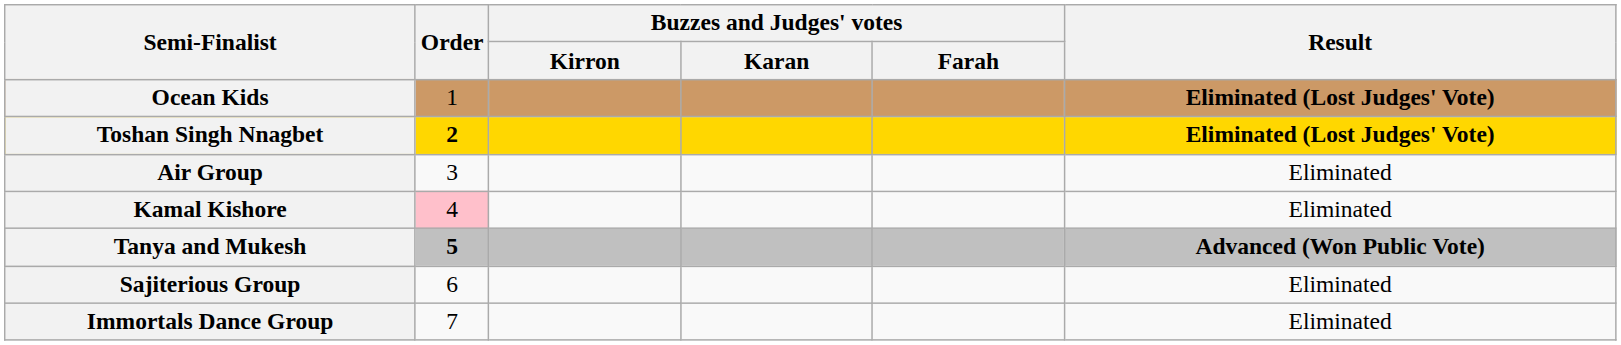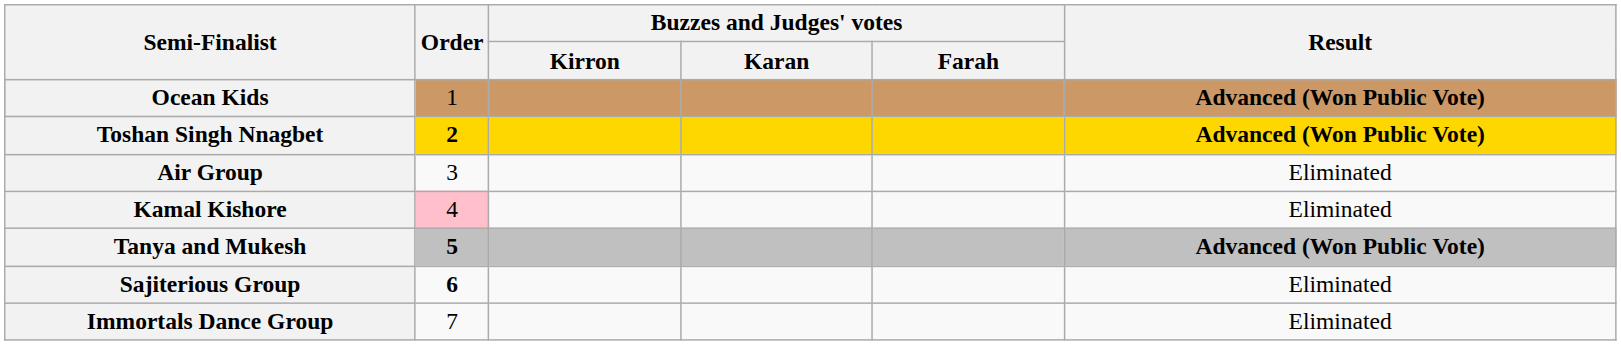(1340, 97) Eliminated (Lost Judges' Vote) -> (1340, 97) Advanced (Won Public Vote)
(1340, 135) Eliminated (Lost Judges' Vote) -> (1340, 135) Advanced (Won Public Vote)
(452, 284) normal -> (452, 284) bold
